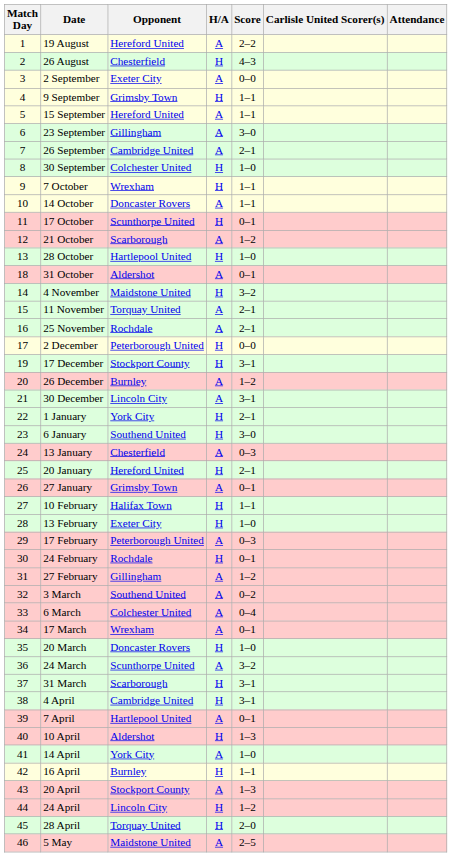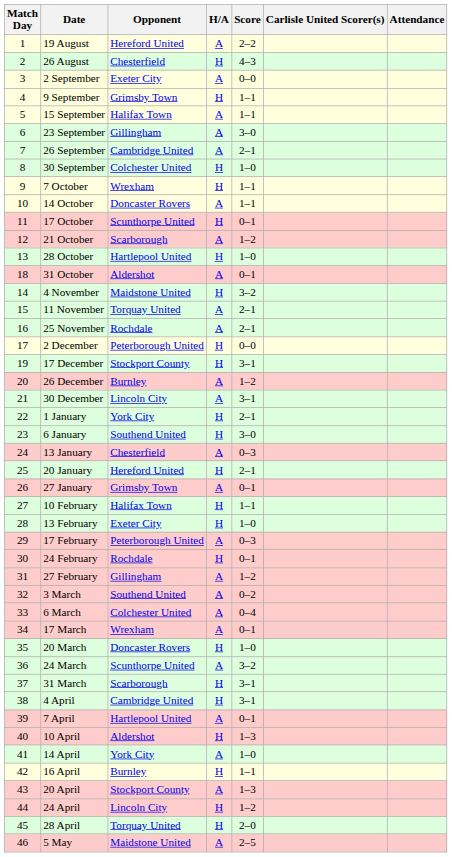(147, 114) Hereford United -> (141, 114) Halifax Town
